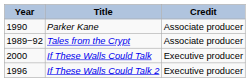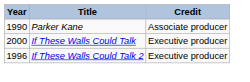- row: (89, 41)
